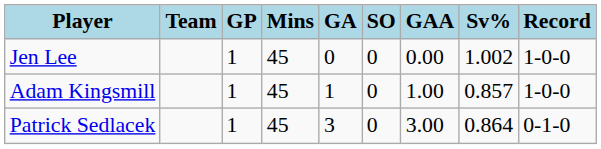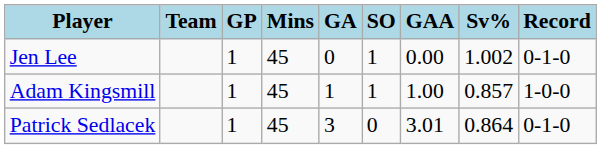(372, 56) 0 -> (372, 56) 1
(547, 56) 1-0-0 -> (547, 56) 0-1-0
(372, 90) 0 -> (372, 90) 1
(425, 125) 3.00 -> (425, 125) 3.01
